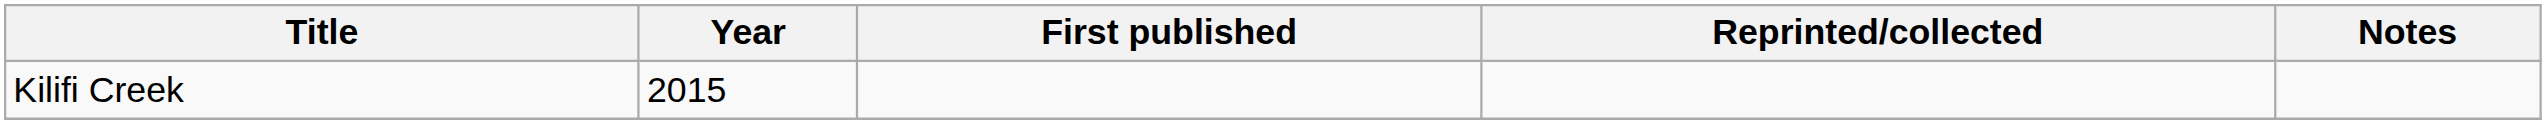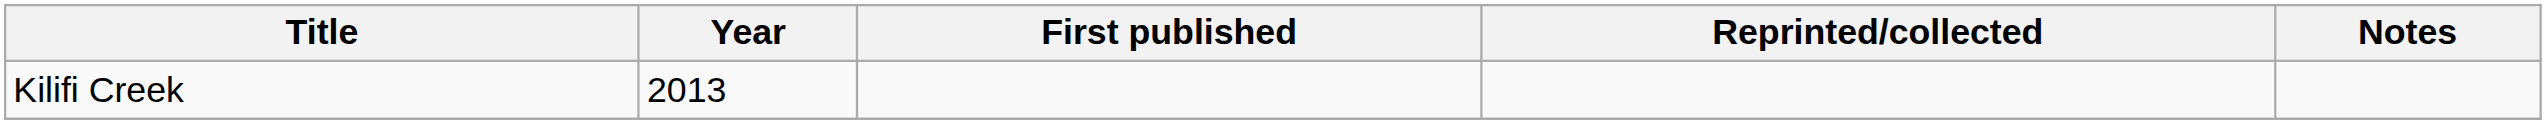(687, 89) 2015 -> (687, 89) 2013
